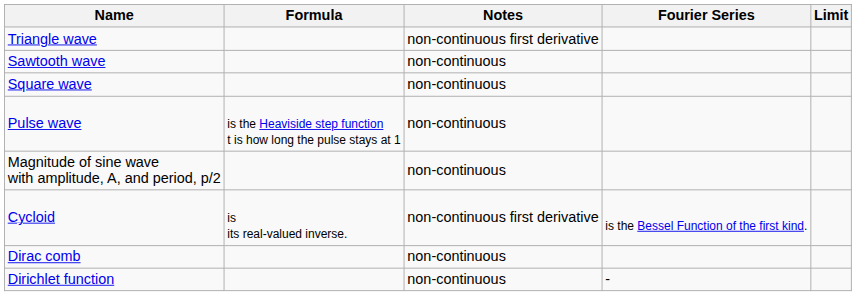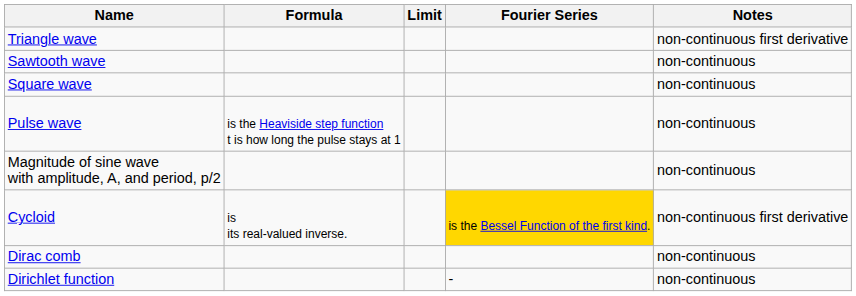columns swapped: (831, 15) <-> (503, 15)
(706, 226) no background -> (549, 226) gold background
